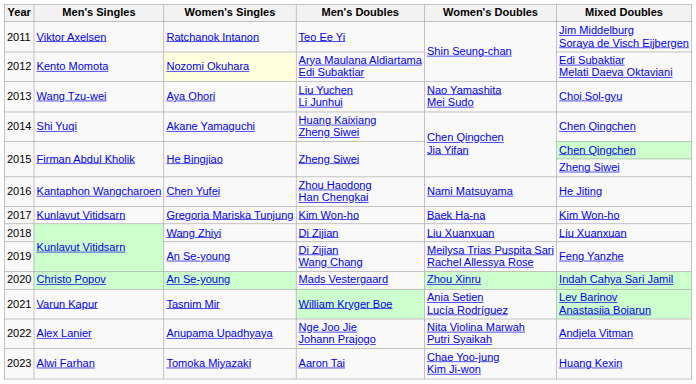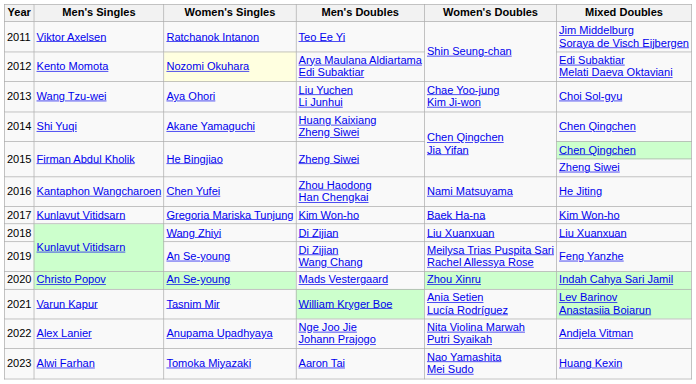(464, 96) Nao Yamashita Mei Sudo -> (463, 96) Chae Yoo-jung Kim Ji-won
(463, 363) Chae Yoo-jung Kim Ji-won -> (464, 363) Nao Yamashita Mei Sudo
